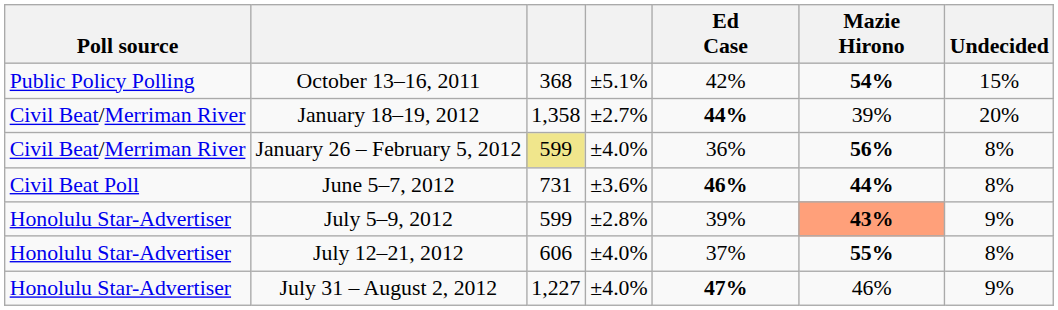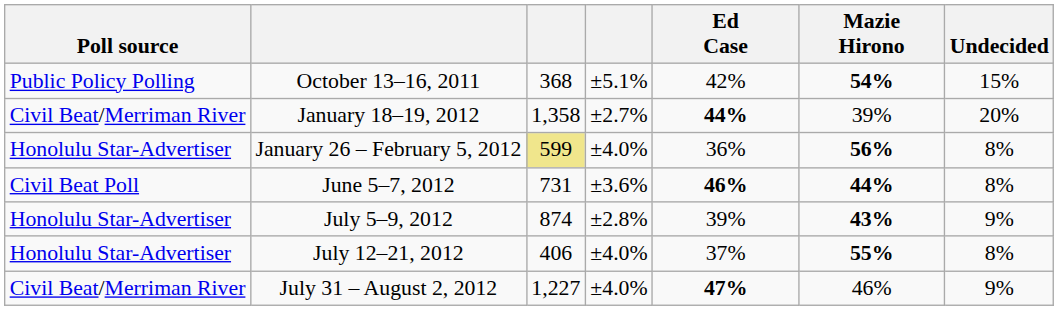(128, 149) Civil Beat/Merriman River -> (120, 149) Honolulu Star-Advertiser
(556, 218) 599 -> (556, 218) 874
(872, 218) lightsalmon background -> (872, 218) no background
(556, 253) 606 -> (556, 253) 406
(120, 287) Honolulu Star-Advertiser -> (128, 287) Civil Beat/Merriman River
